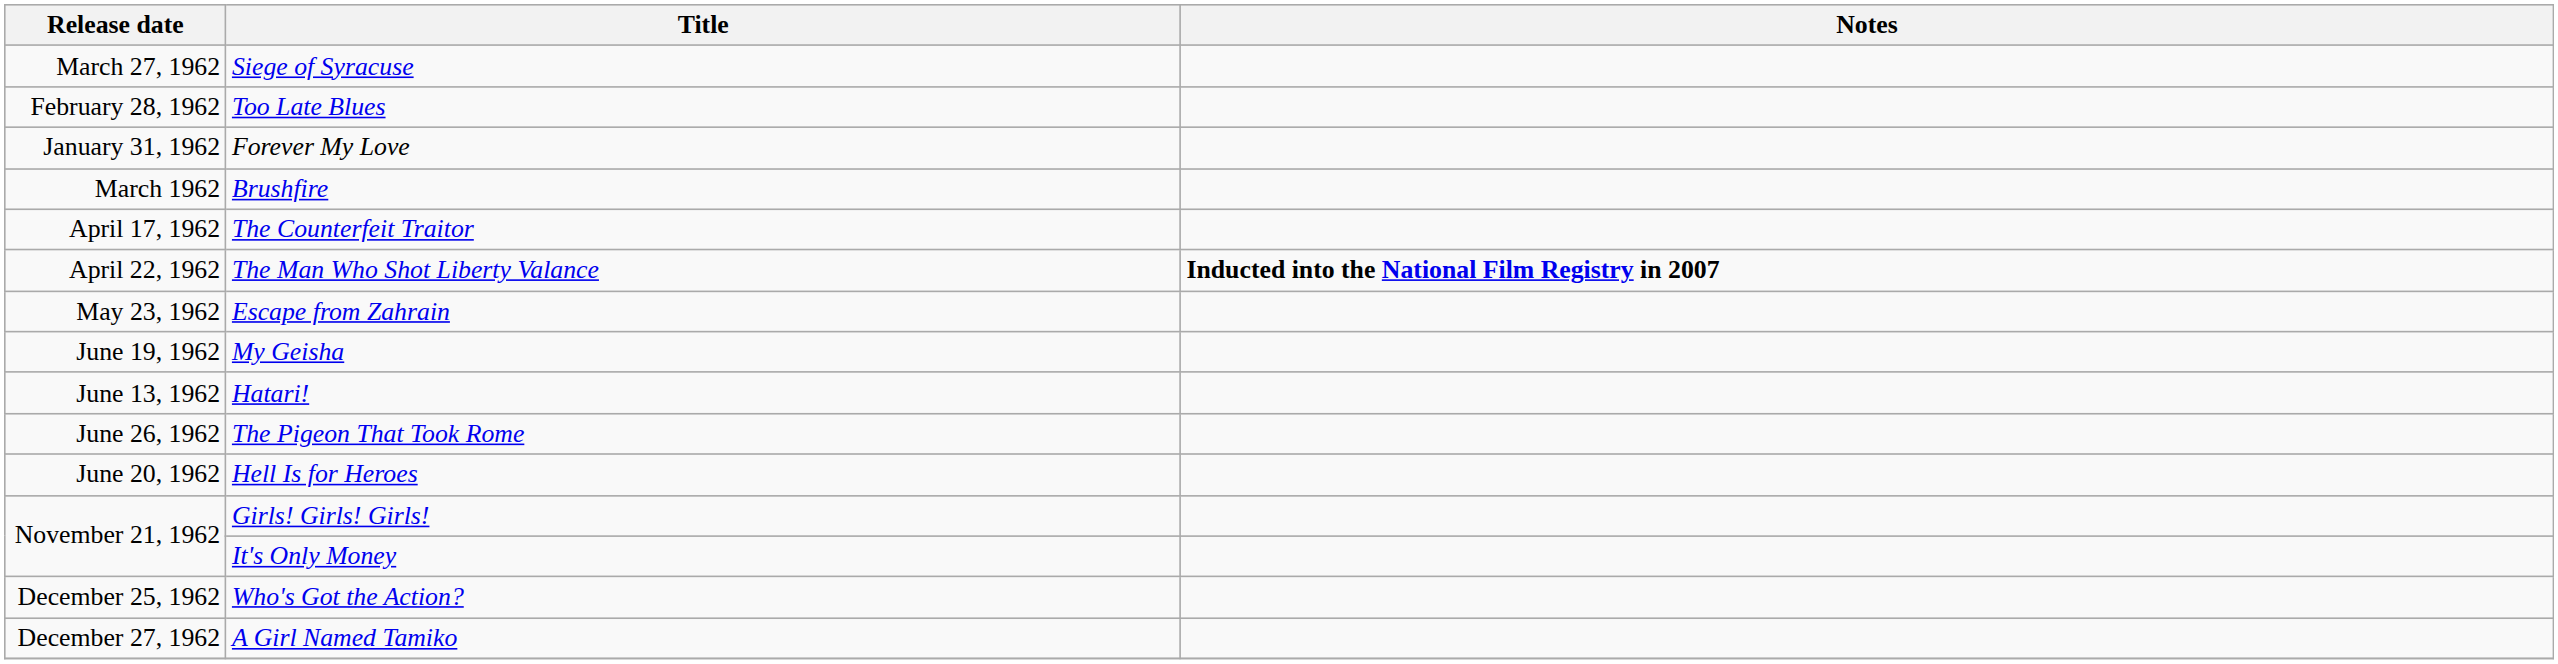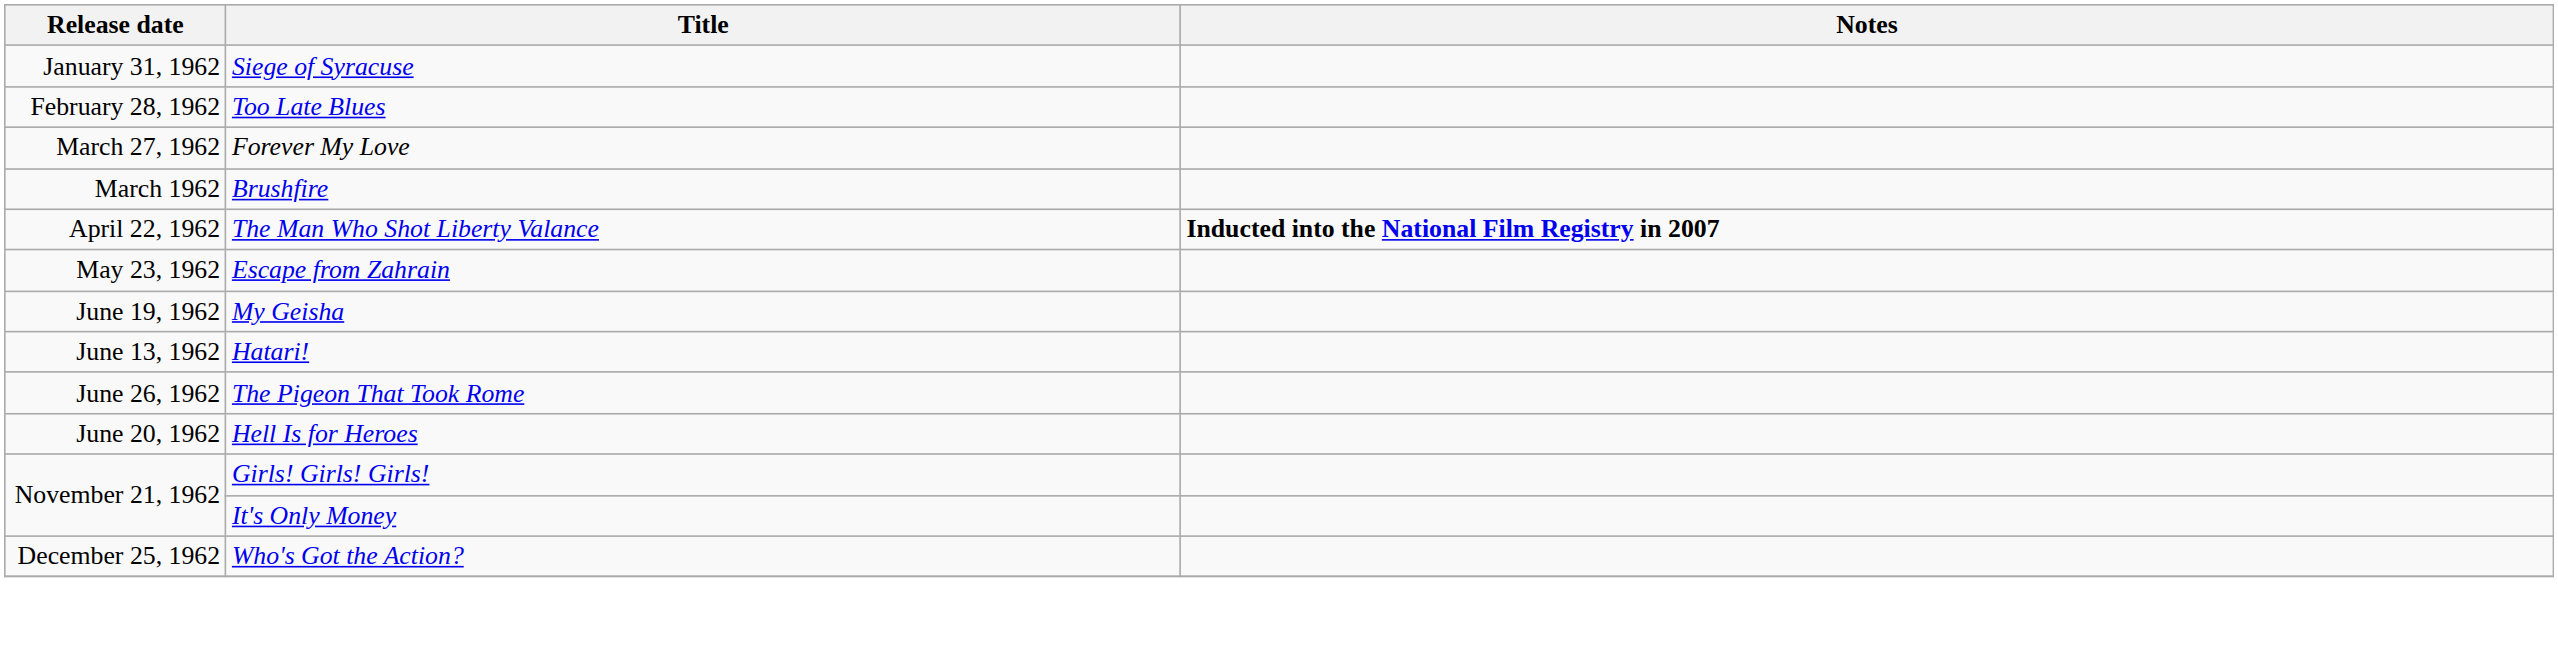(138, 65) March 27, 1962 -> (132, 65) January 31, 1962
(132, 147) January 31, 1962 -> (138, 147) March 27, 1962
- row: (353, 229)
- row: (345, 637)
